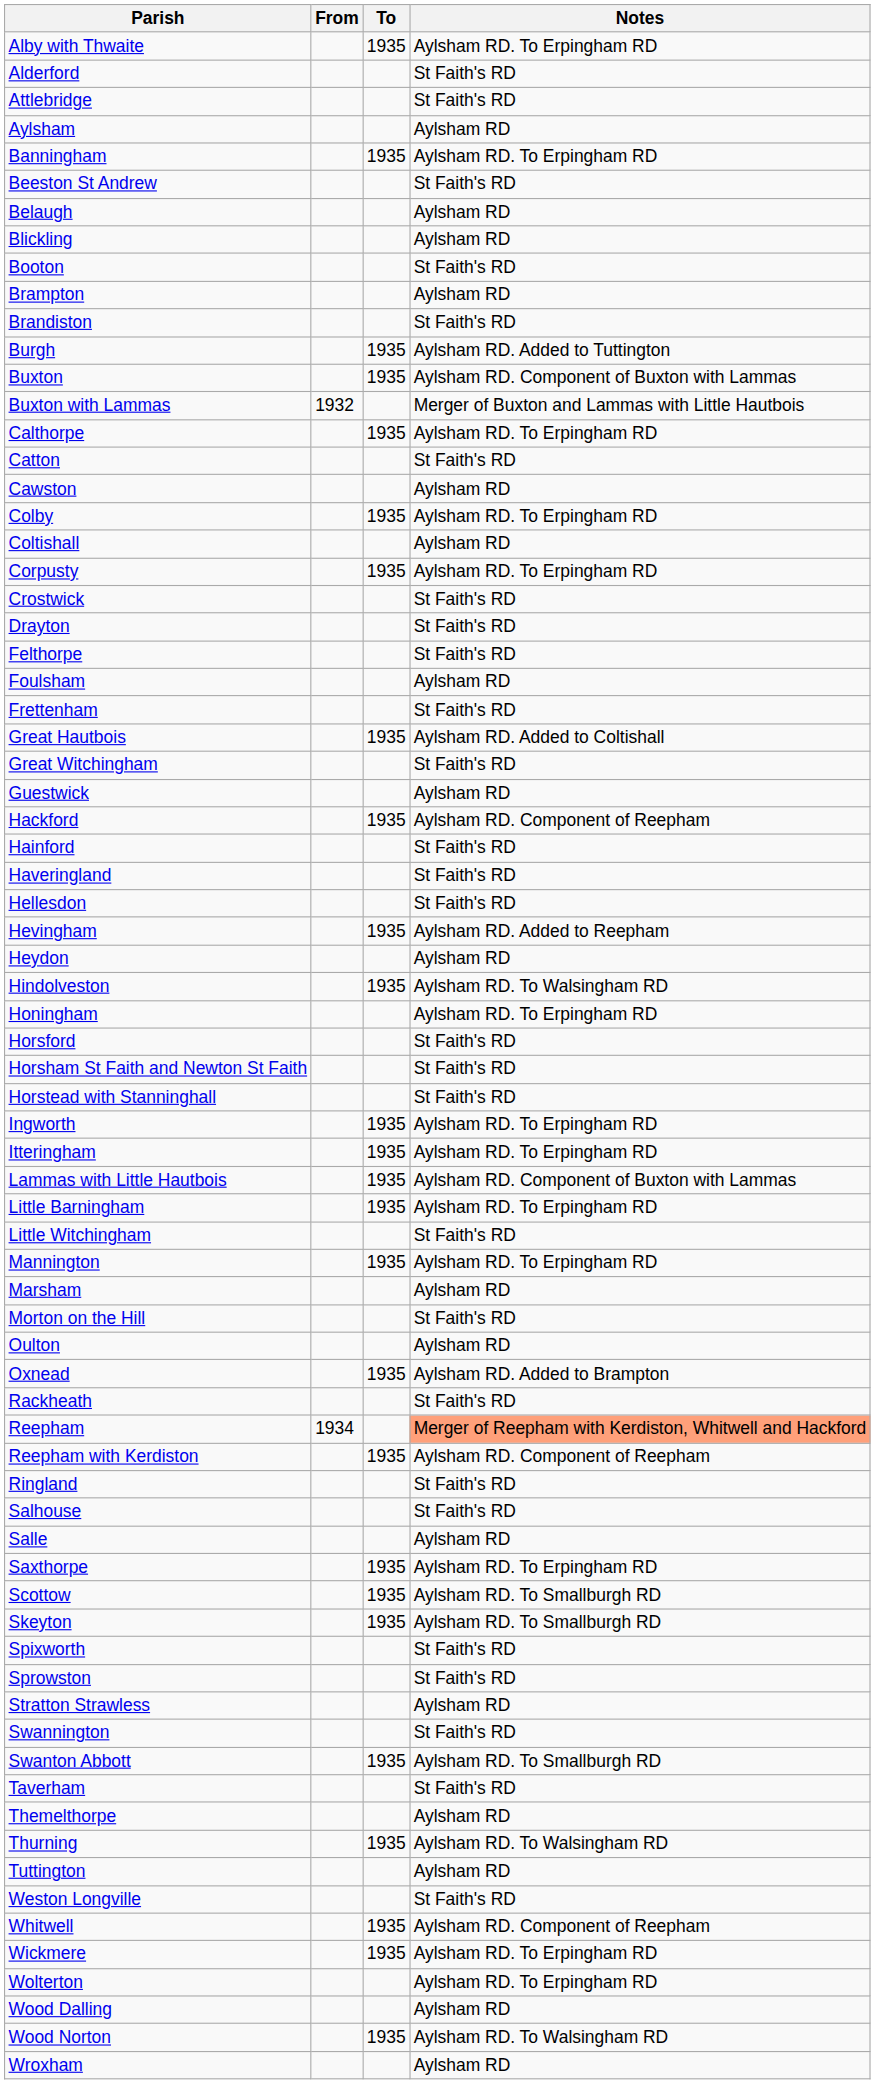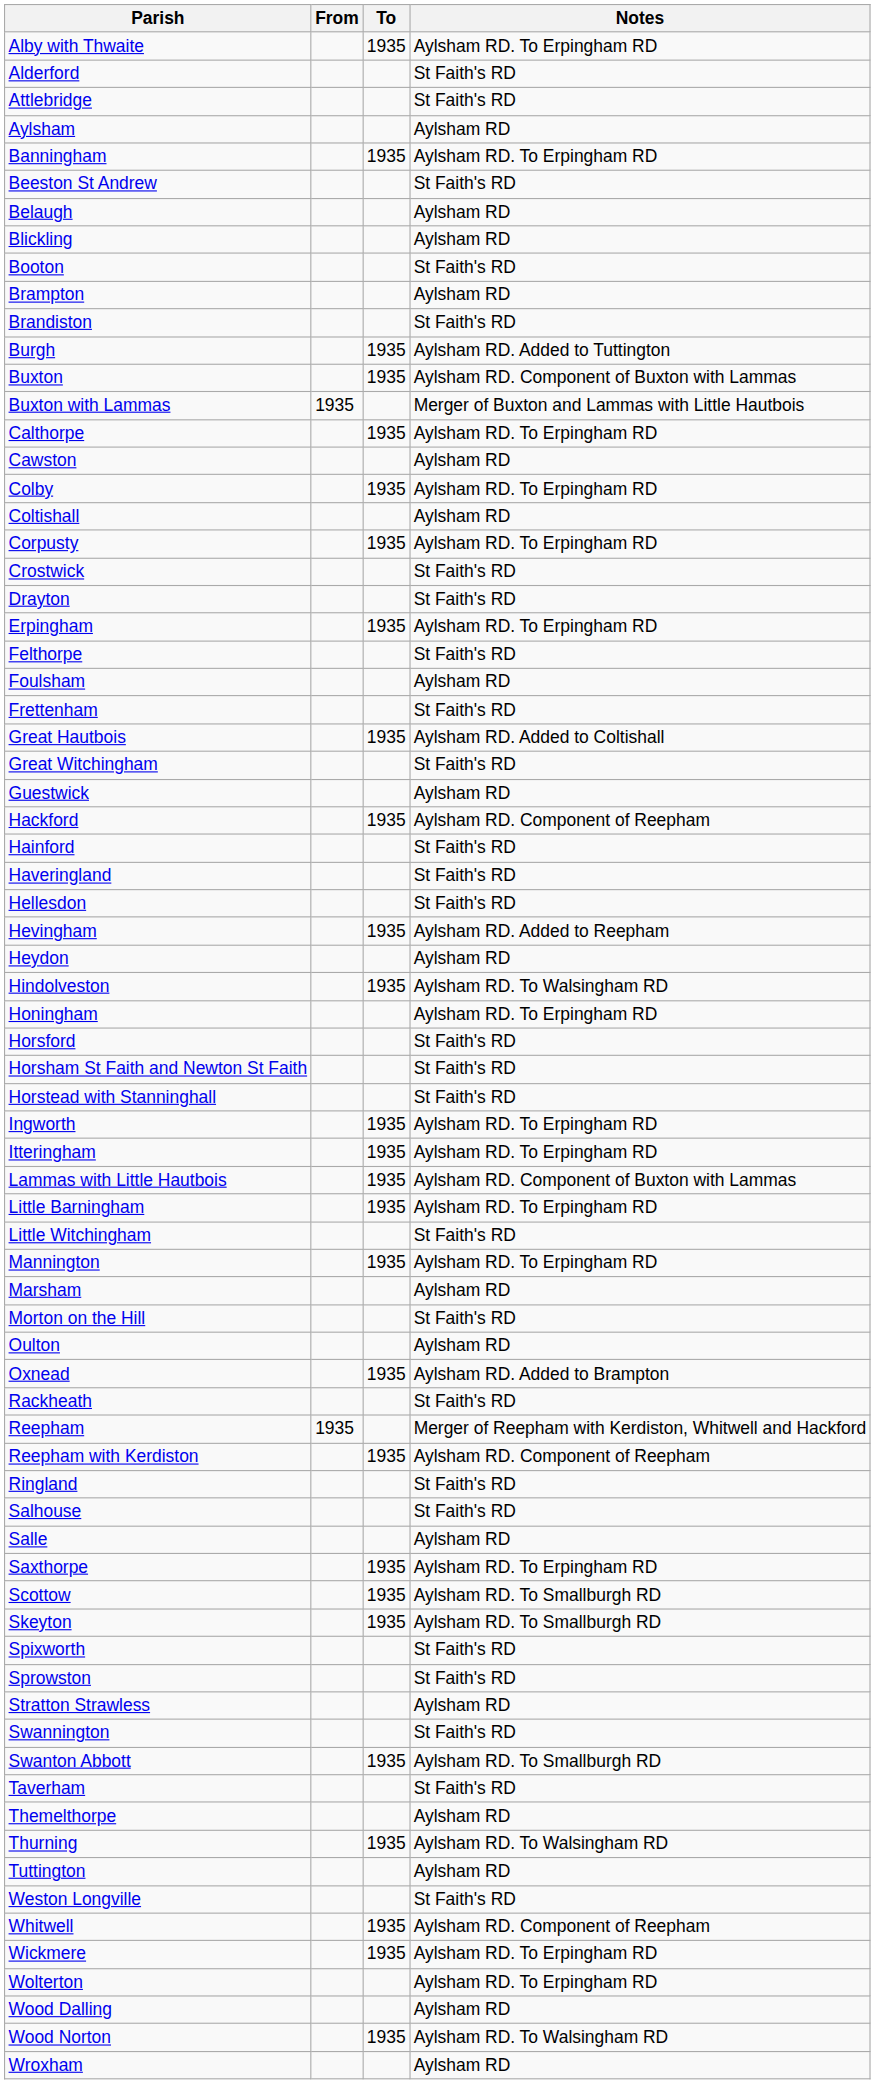(335, 405) 1932 -> (335, 405) 1935
- row: (34, 460)
+ row: (51, 626)
(335, 1428) 1934 -> (335, 1428) 1935
(640, 1428) lightsalmon background -> (640, 1428) no background
